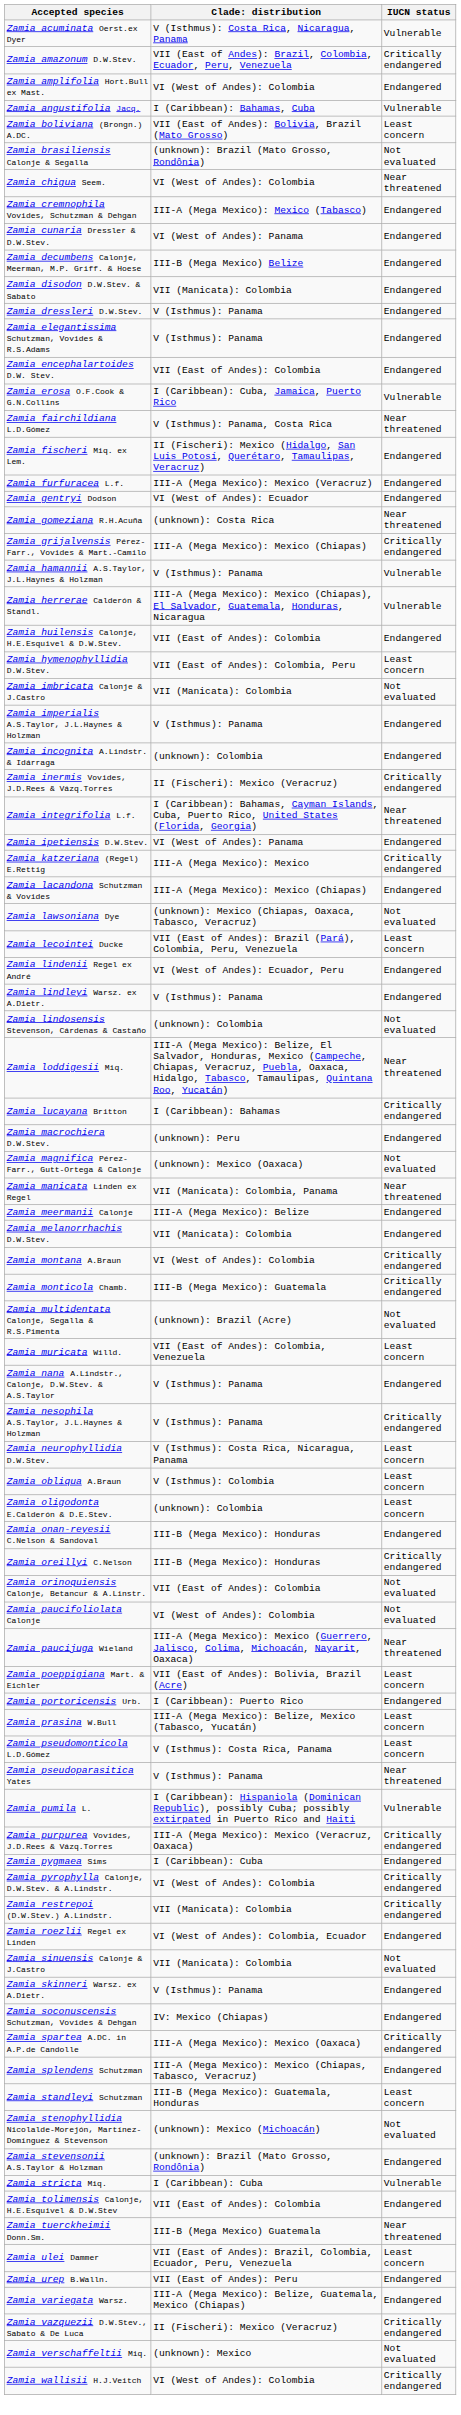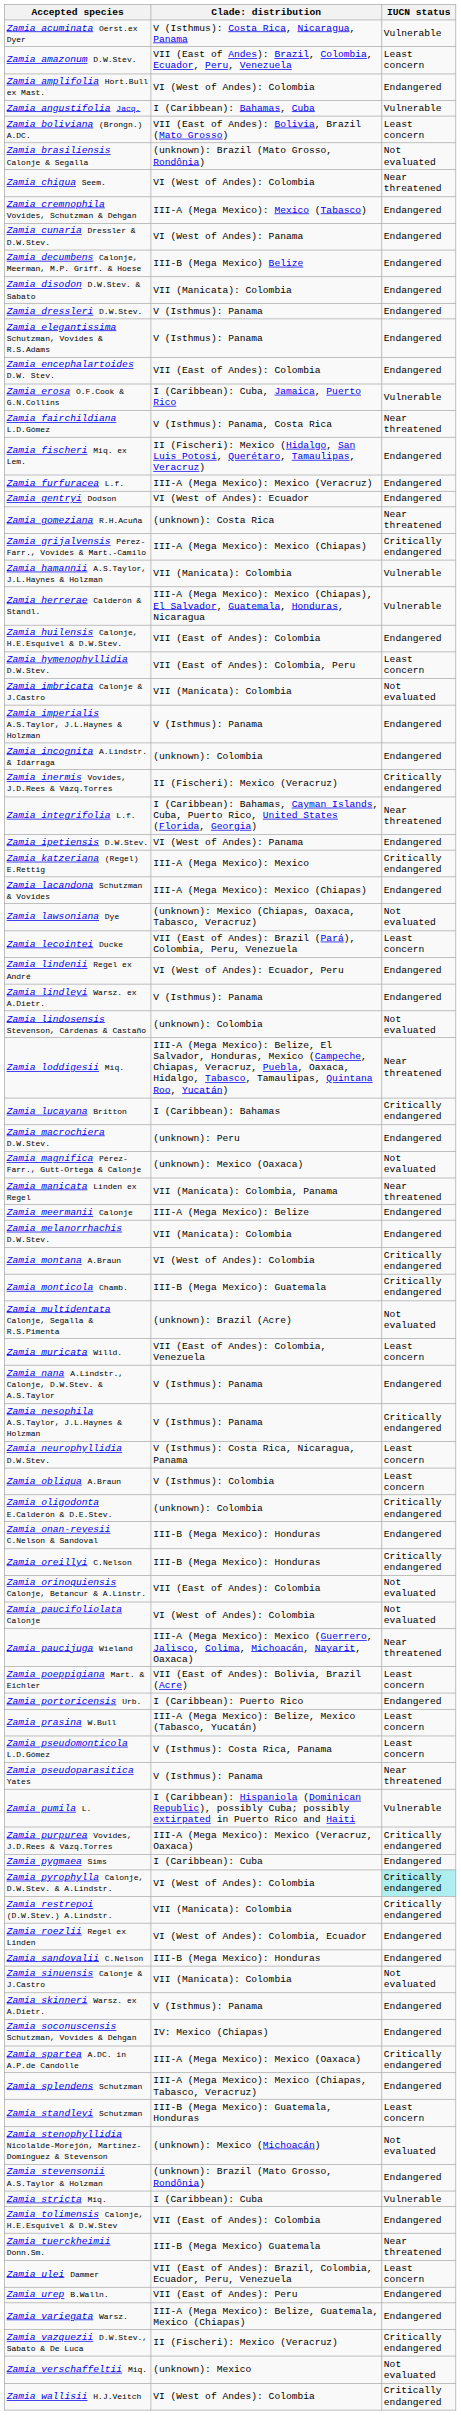(413, 60) Critically endangered -> (404, 60) Least concern
(208, 574) V (Isthmus): Panama -> (222, 574) VII (Manicata): Colombia
(404, 1508) Least concern -> (413, 1508) Critically endangered
(413, 1883) no background -> (413, 1883) paleturquoise background
+ row: (75, 1958)
